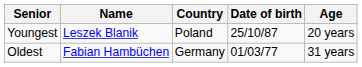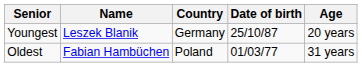(194, 33) Poland -> (200, 33) Germany
(200, 52) Germany -> (194, 52) Poland
